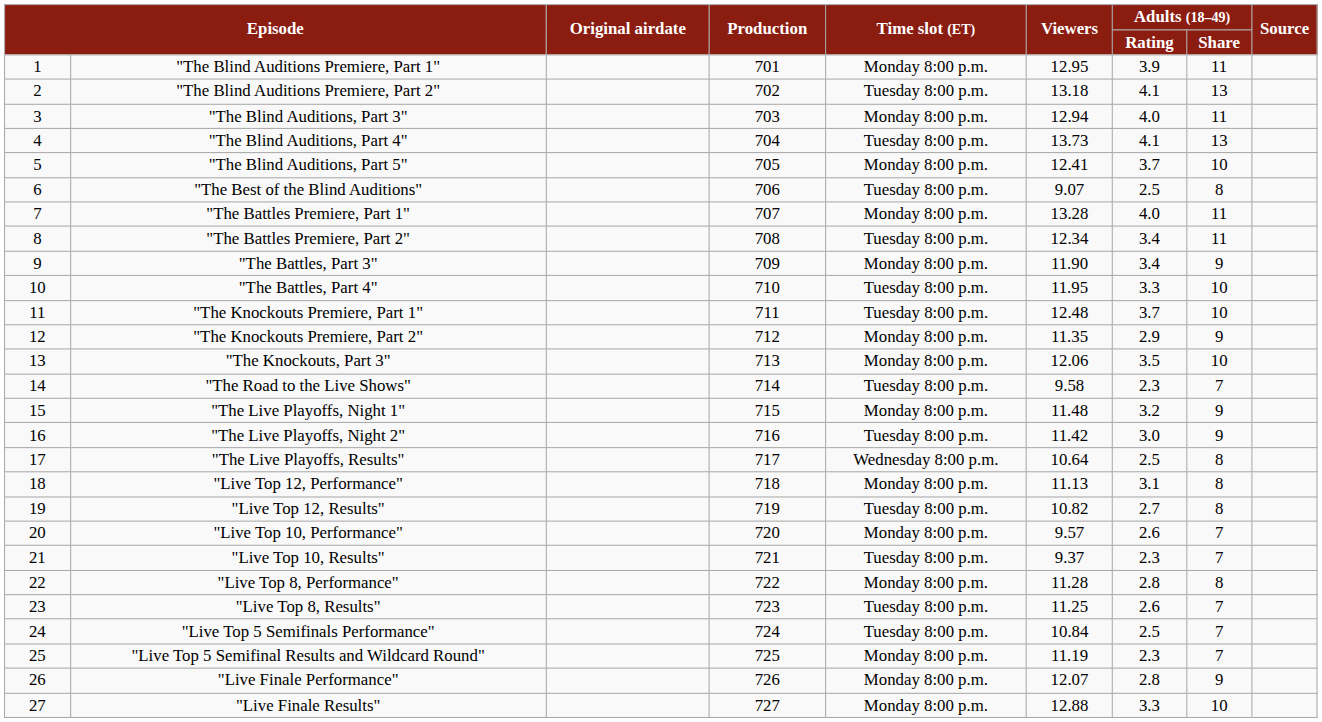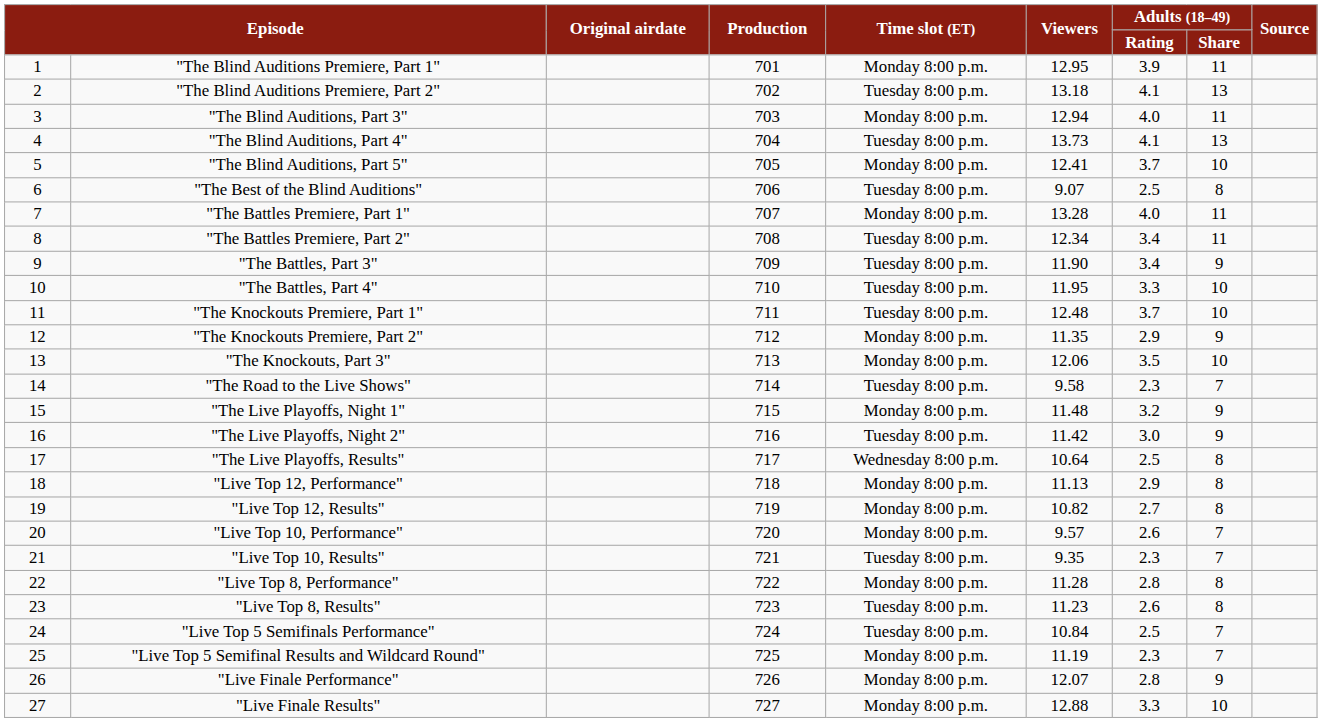(926, 263) Monday 8:00 p.m. -> (926, 263) Tuesday 8:00 p.m.
(1149, 484) 3.1 -> (1149, 484) 2.9
(926, 508) Tuesday 8:00 p.m. -> (926, 508) Monday 8:00 p.m.
(1069, 557) 9.37 -> (1069, 557) 9.35
(1069, 606) 11.25 -> (1069, 606) 11.23
(1219, 606) 7 -> (1219, 606) 8
